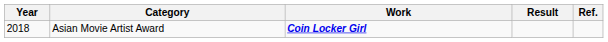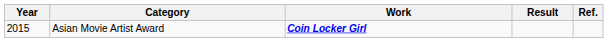(18, 28) 2018 -> (18, 28) 2015
